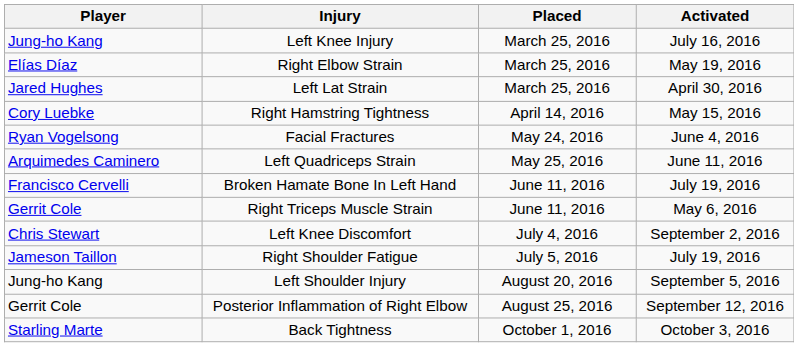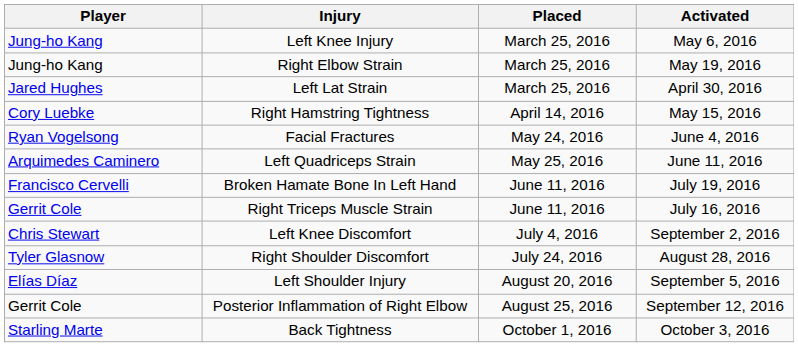(715, 40) July 16, 2016 -> (715, 40) May 6, 2016
(43, 64) Elías Díaz -> (55, 64) Jung-ho Kang
(715, 209) May 6, 2016 -> (715, 209) July 16, 2016
- row: (340, 257)
+ row: (340, 257)
(55, 281) Jung-ho Kang -> (43, 281) Elías Díaz
